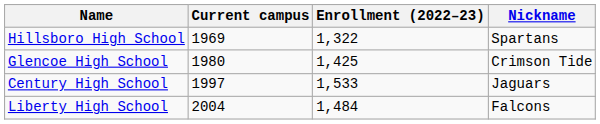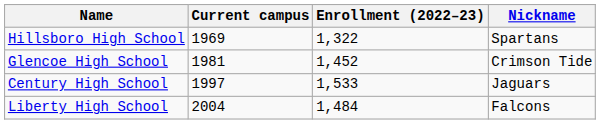(208, 62) 1980 -> (208, 62) 1981
(337, 62) 1,425 -> (337, 62) 1,452
